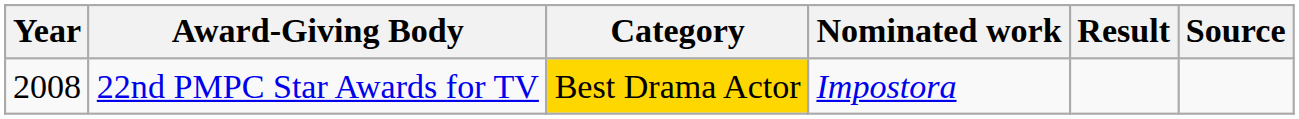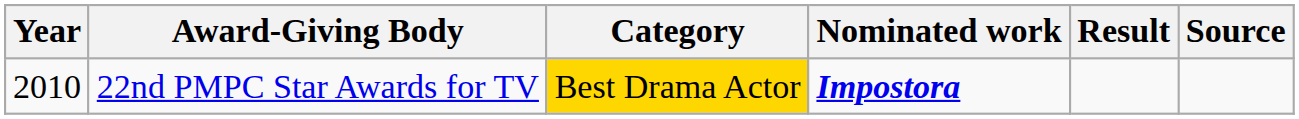(47, 85) 2008 -> (47, 85) 2010
(886, 85) normal -> (888, 85) bold
